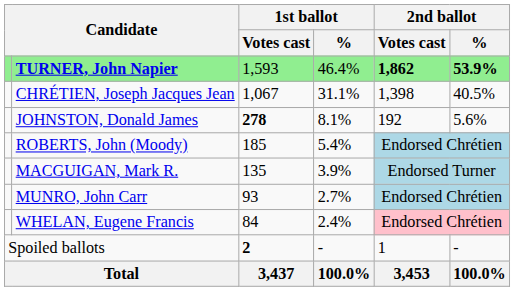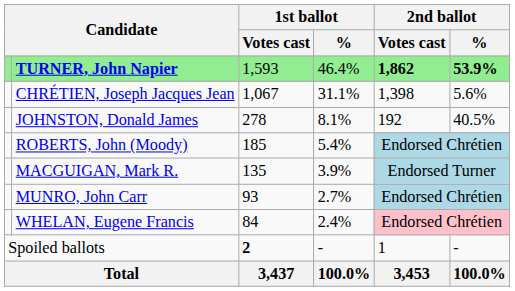(474, 94) 40.5% -> (470, 94) 5.6%
(254, 119) bold -> (254, 119) normal
(470, 119) 5.6% -> (474, 119) 40.5%
